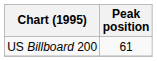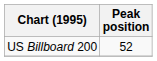(126, 46) 61 -> (126, 46) 52
